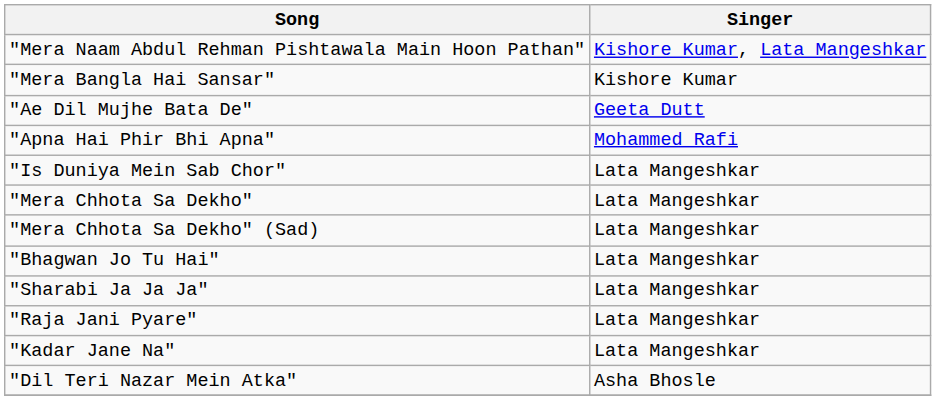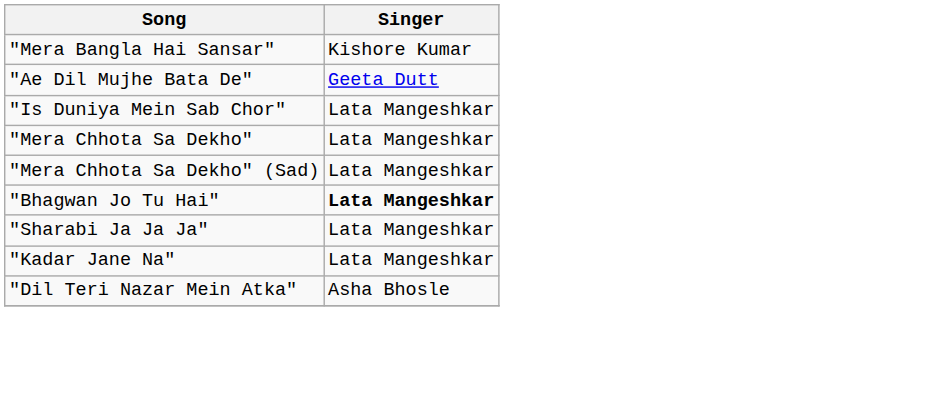- row: (297, 50)
- row: (142, 140)
(677, 260) normal -> (411, 200) bold
- row: (103, 321)
